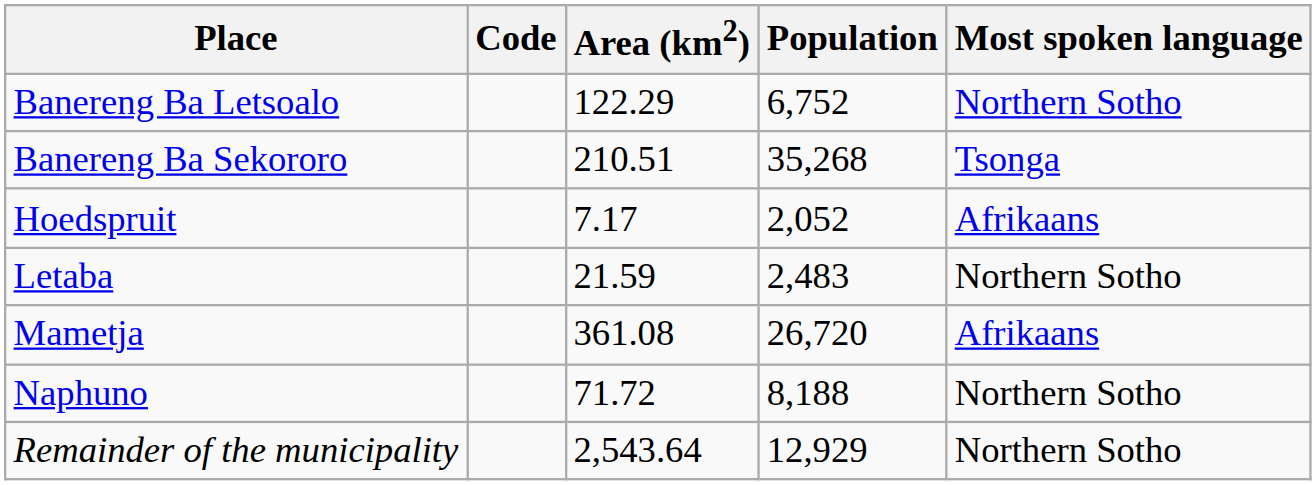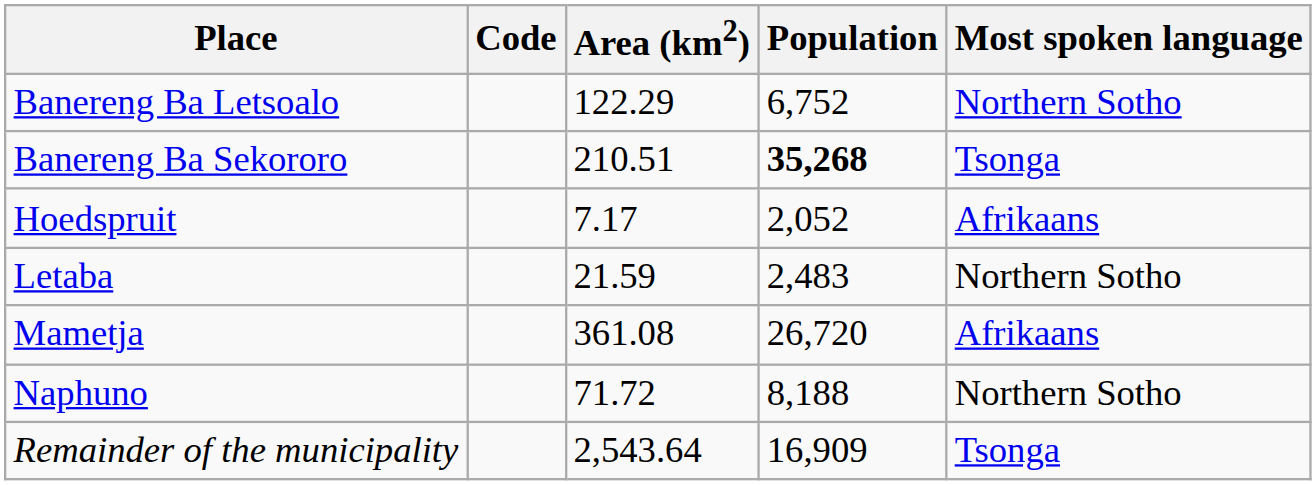(817, 159) normal -> (817, 159) bold
(817, 450) 12,929 -> (817, 450) 16,909
(1068, 450) Northern Sotho -> (1007, 450) Tsonga
